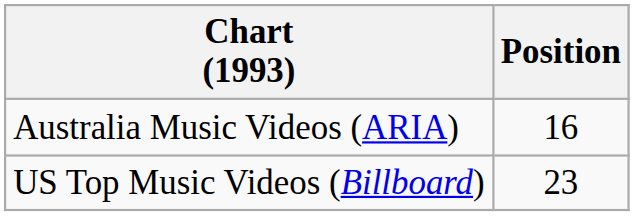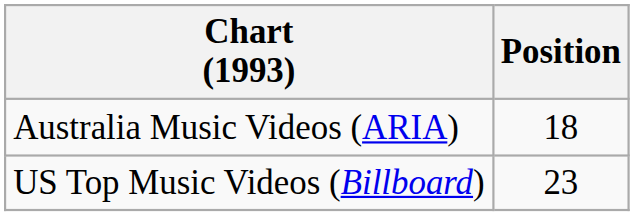(561, 126) 16 -> (561, 126) 18
